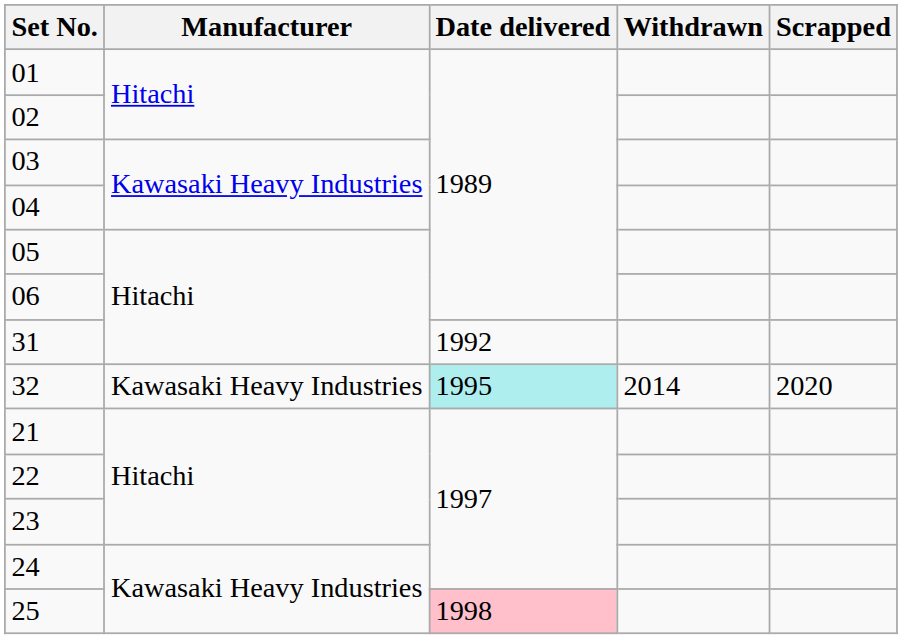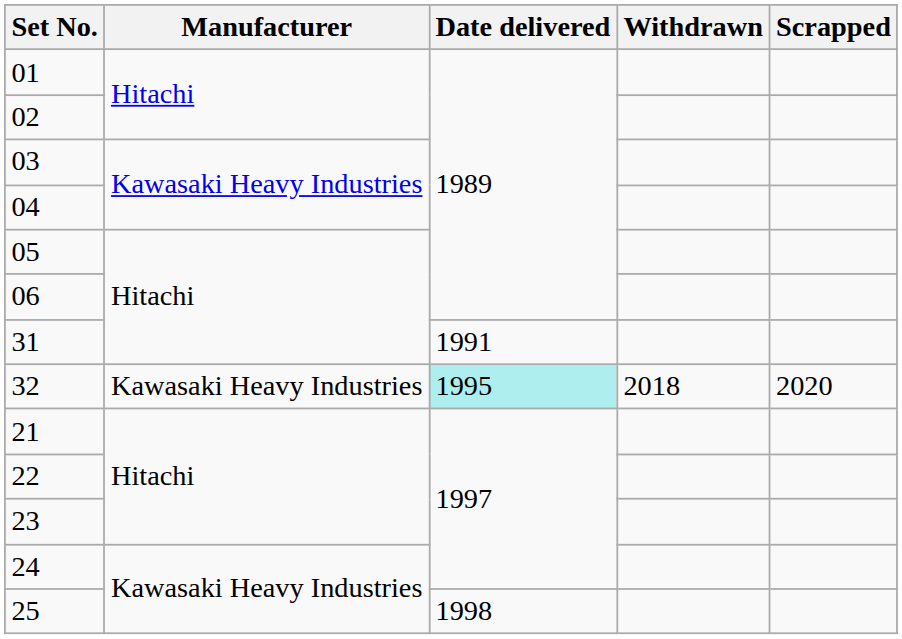(464, 341) 1992 -> (464, 341) 1991
(652, 386) 2014 -> (652, 386) 2018
(464, 610) pink background -> (464, 610) no background
